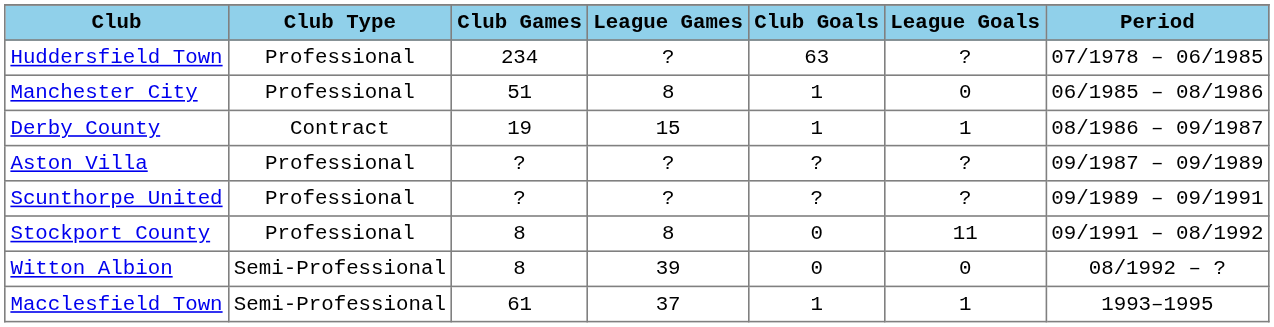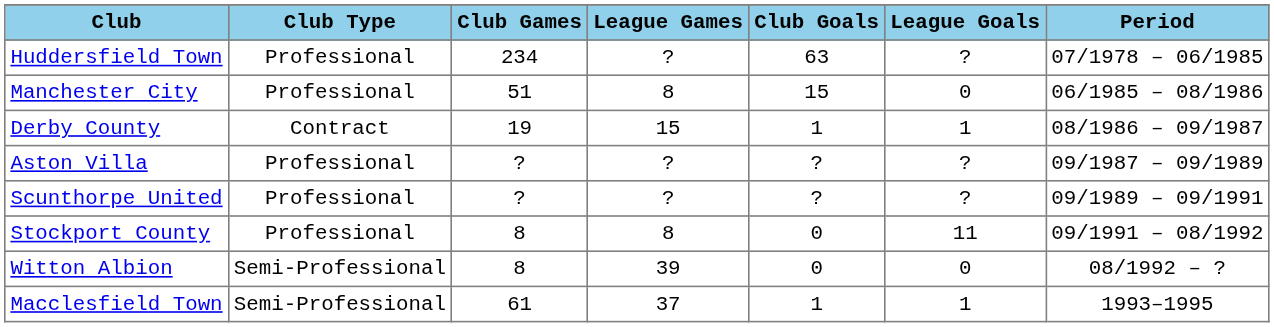(817, 93) 1 -> (817, 93) 15
